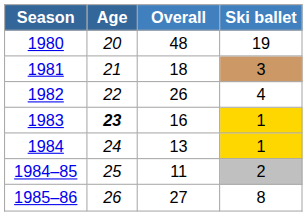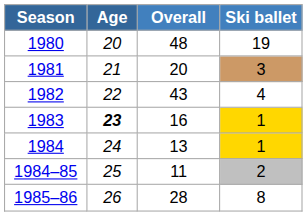(179, 69) 18 -> (179, 69) 20
(179, 95) 26 -> (179, 95) 43
(179, 198) 27 -> (179, 198) 28
